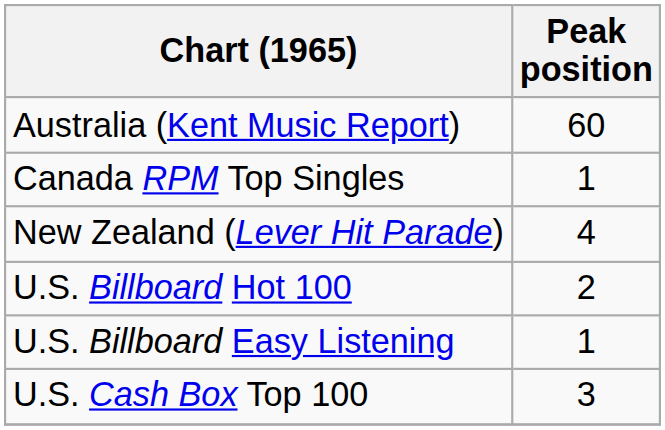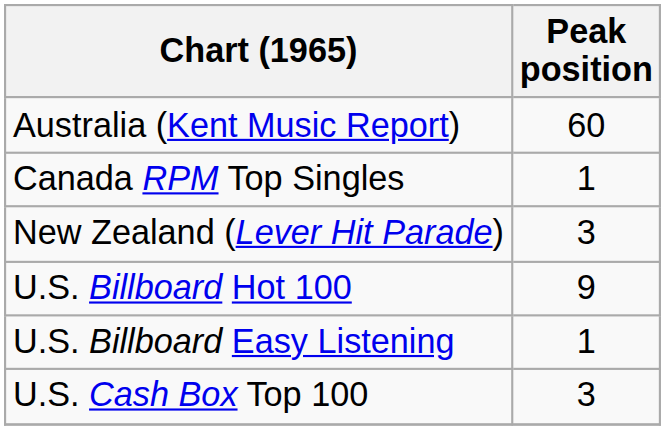(586, 233) 4 -> (586, 233) 3
(586, 287) 2 -> (586, 287) 9
